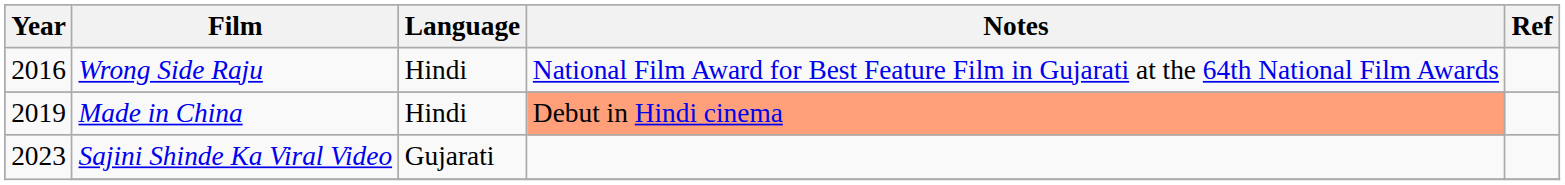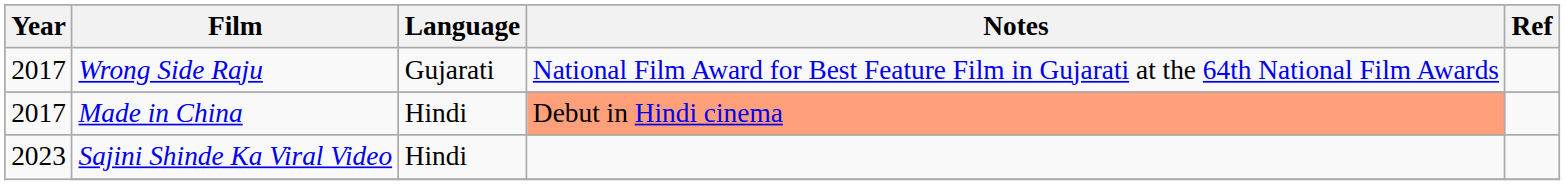(39, 69) 2016 -> (39, 69) 2017
(436, 69) Hindi -> (450, 69) Gujarati
(39, 112) 2019 -> (39, 112) 2017
(450, 156) Gujarati -> (436, 156) Hindi
